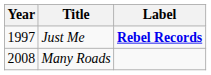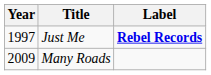(21, 59) 2008 -> (21, 59) 2009
